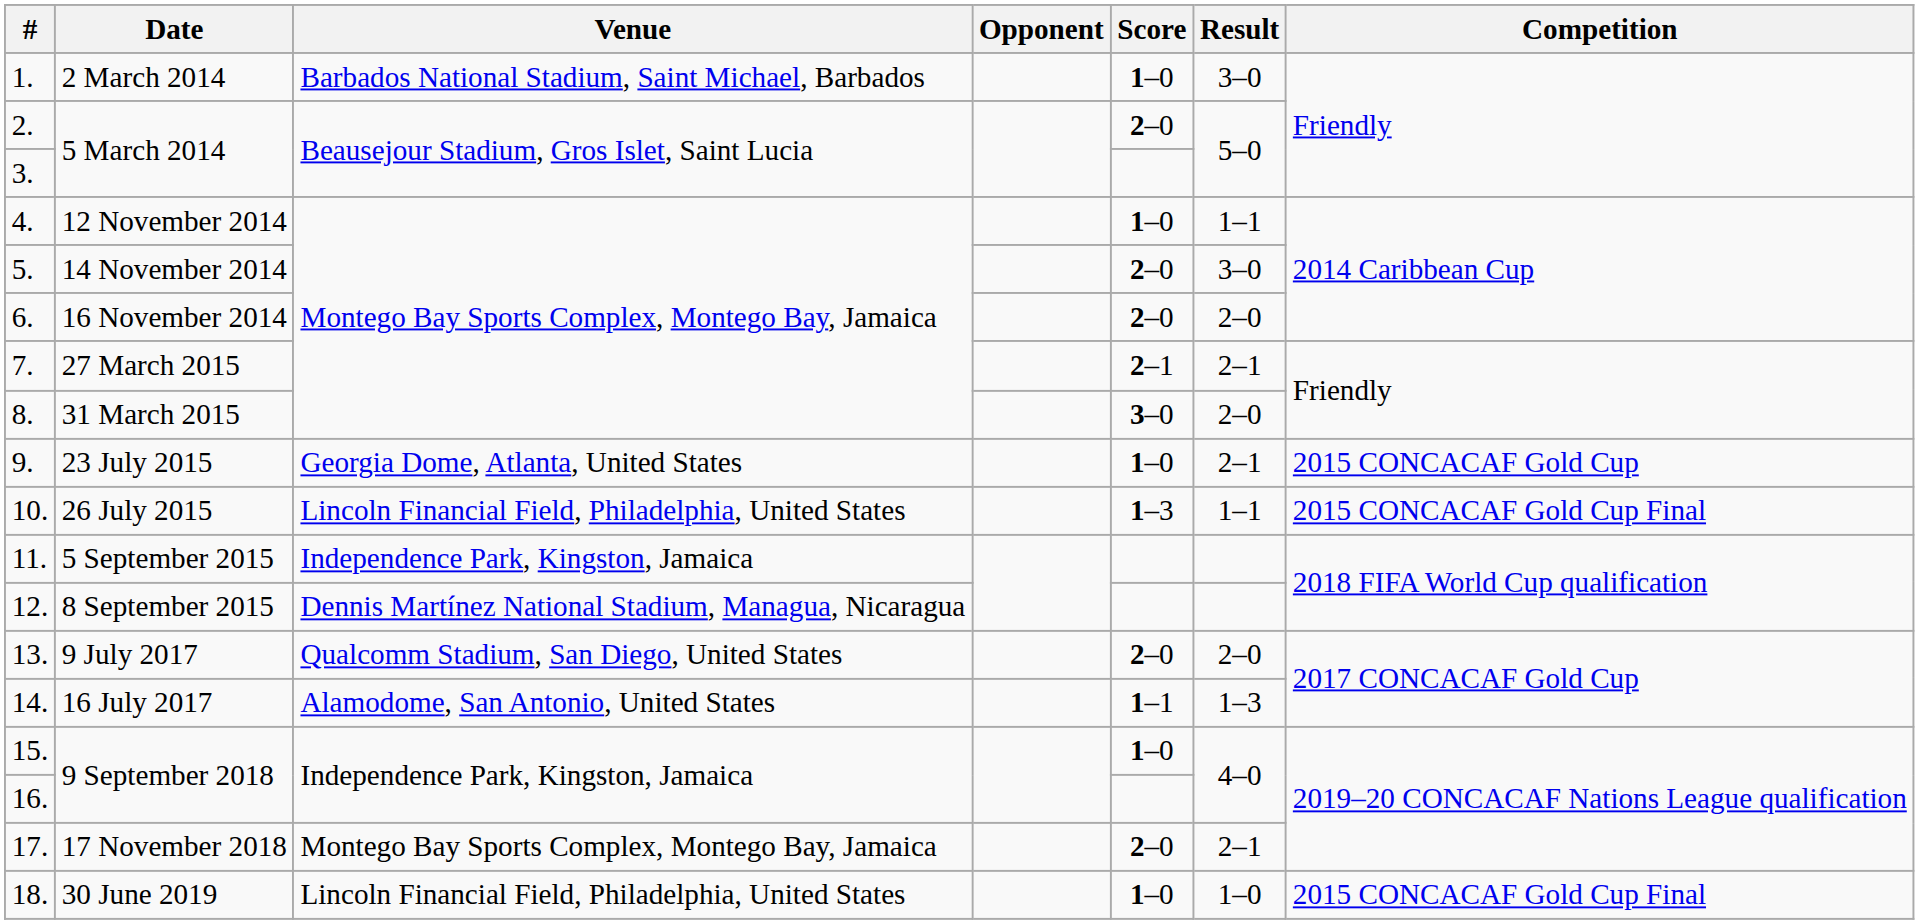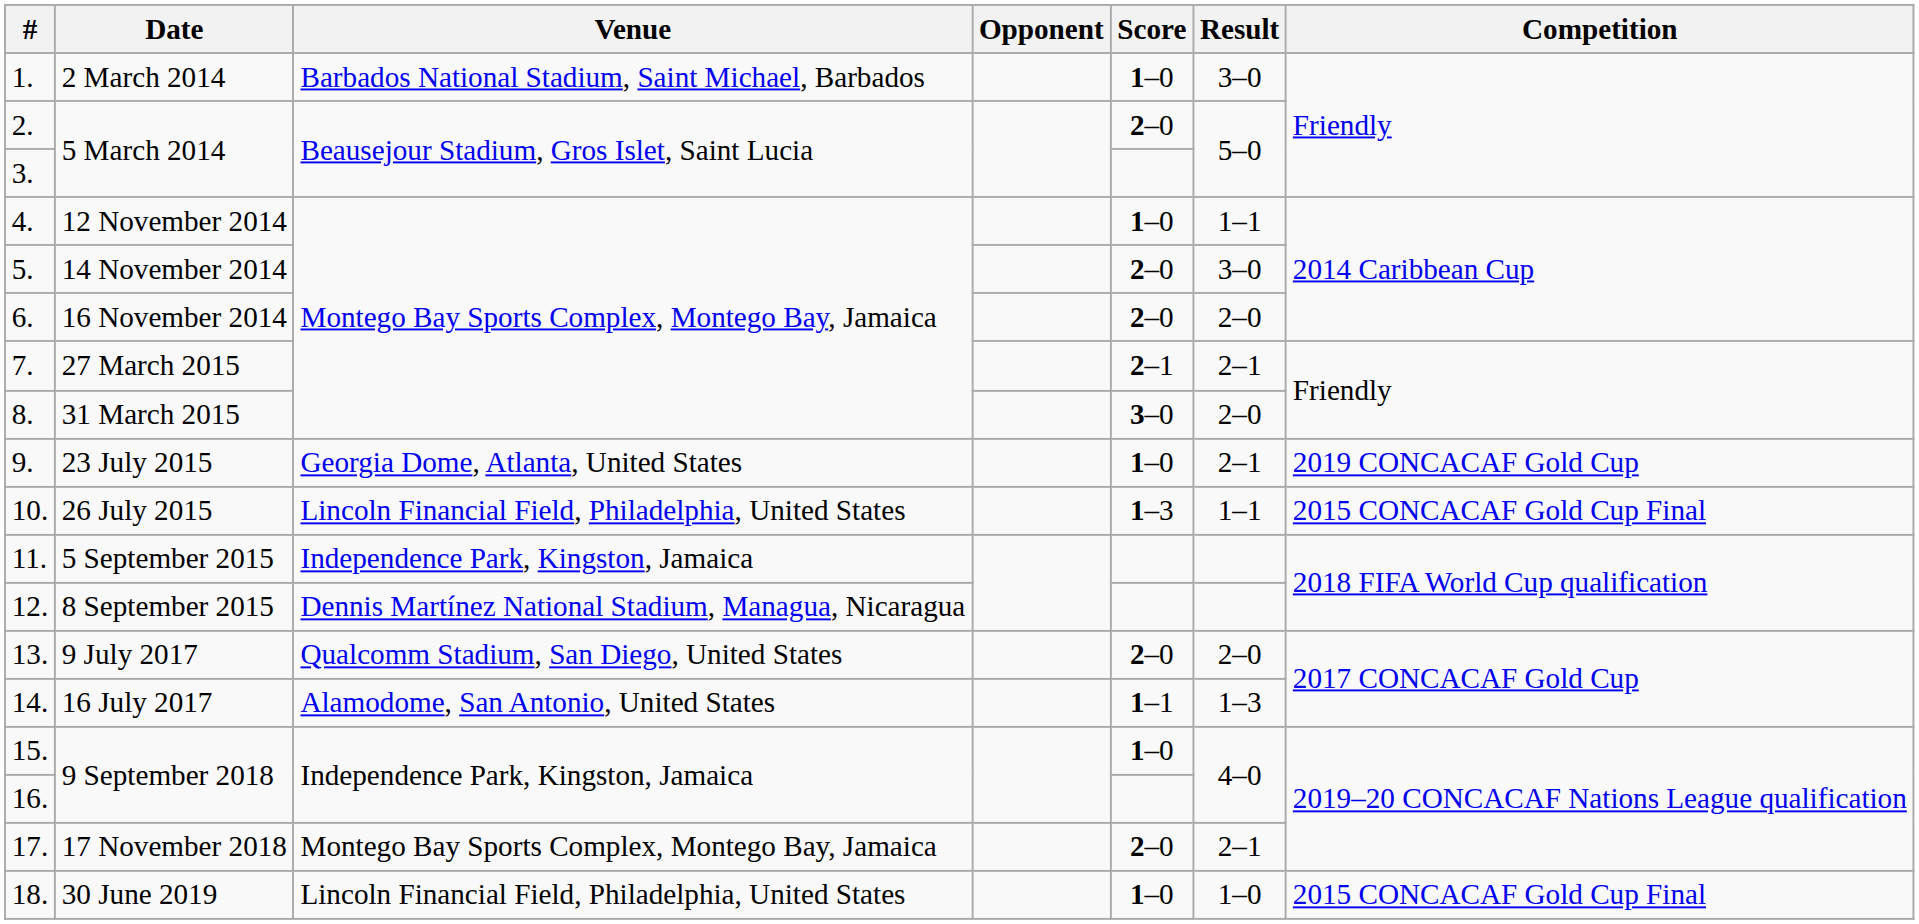(1466, 461) 2015 CONCACAF Gold Cup -> (1466, 461) 2019 CONCACAF Gold Cup
